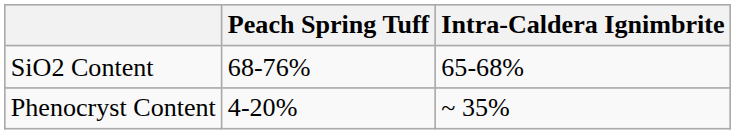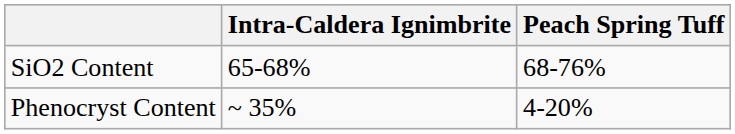columns swapped: (583, 25) <-> (329, 25)
